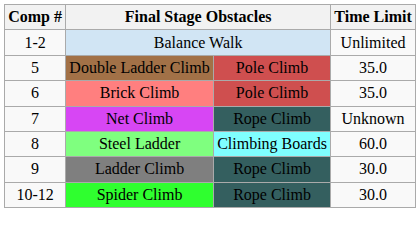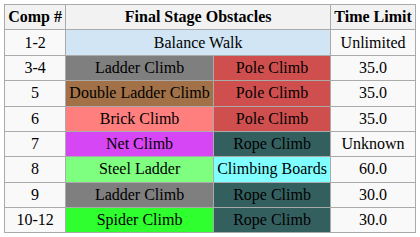+ row: (35, 67)
